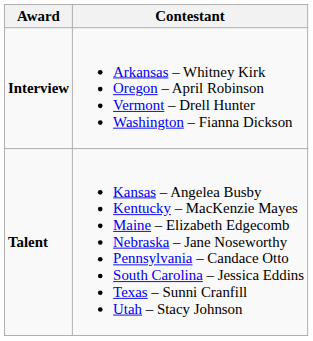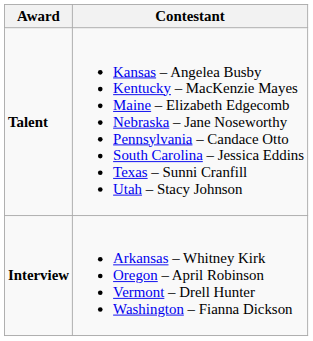rows swapped: (38, 88) <-> (28, 242)
